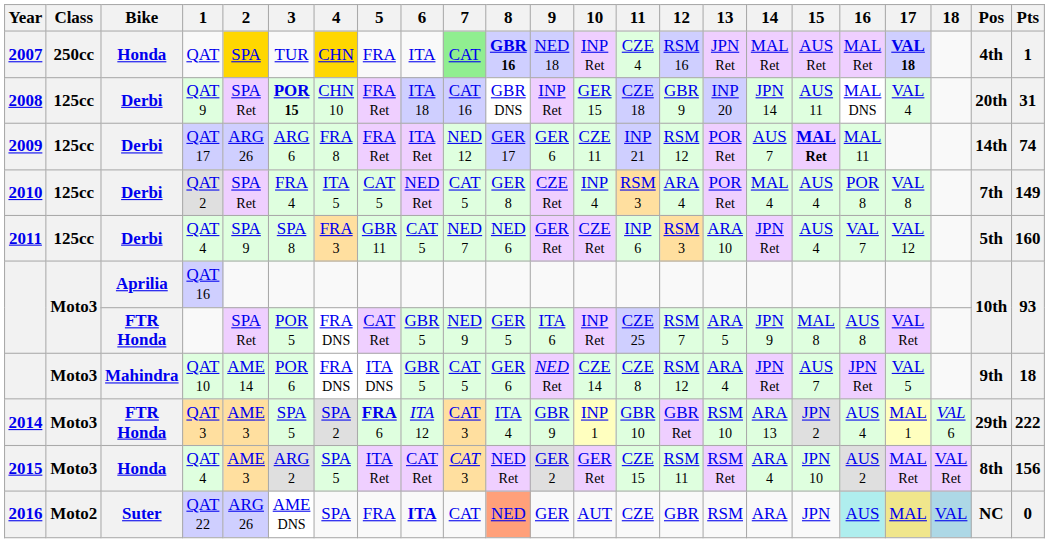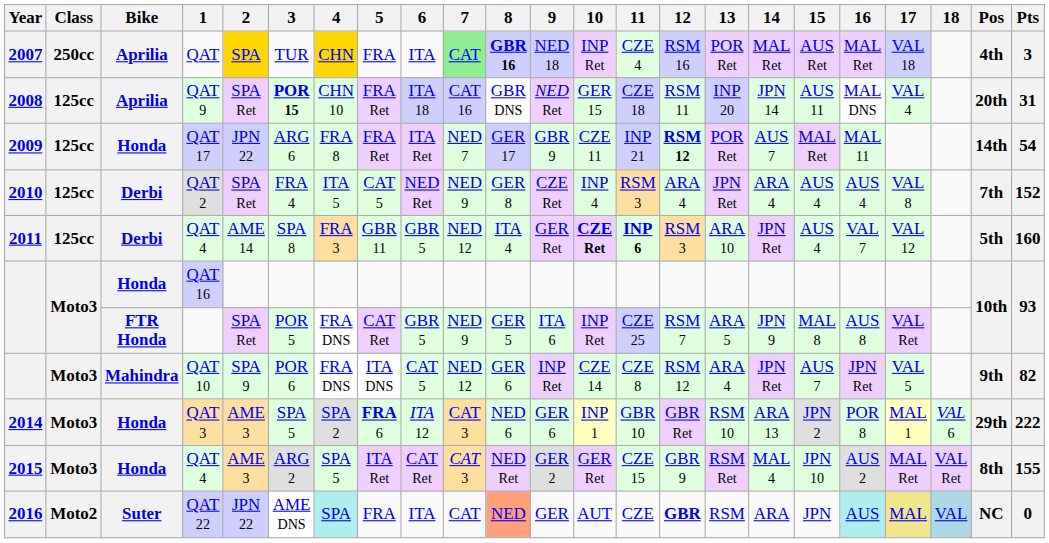(142, 54) Honda -> (142, 54) Aprilia
(725, 54) JPN Ret -> (727, 54) POR Ret
(908, 54) bold -> (908, 54) normal
(1028, 54) 1 -> (1028, 54) 3
(142, 100) Derbi -> (142, 100) Aprilia
(552, 100) INP Ret -> (552, 100) NED Ret
(681, 100) GBR 9 -> (682, 100) RSM 11
(142, 146) Derbi -> (142, 146) Honda
(246, 146) ARG 26 -> (246, 146) JPN 22
(465, 146) NED 12 -> (465, 146) NED 7
(552, 146) GER 6 -> (552, 146) GBR 9
(681, 146) normal -> (682, 146) bold
(816, 146) bold -> (817, 146) normal
(1028, 146) 74 -> (1028, 146) 54
(465, 192) CAT 5 -> (465, 192) NED 9
(725, 192) POR Ret -> (727, 192) JPN Ret
(770, 192) MAL 4 -> (772, 192) ARA 4
(863, 192) POR 8 -> (863, 192) AUS 4
(1028, 192) 149 -> (1028, 192) 152
(246, 238) SPA 9 -> (246, 238) AME 14
(422, 238) CAT 5 -> (422, 238) GBR 5
(465, 238) NED 7 -> (465, 238) NED 12
(508, 238) NED 6 -> (508, 238) ITA 4
(595, 238) normal -> (595, 238) bold
(638, 238) normal -> (638, 238) bold
(142, 284) Aprilia -> (142, 284) Honda
(246, 376) AME 14 -> (246, 376) SPA 9
(422, 376) GBR 5 -> (422, 376) CAT 5
(465, 376) CAT 5 -> (465, 376) NED 12
(552, 376) NED Ret -> (552, 376) INP Ret
(1028, 376) 18 -> (1028, 376) 82
(142, 422) FTR Honda -> (142, 422) Honda
(508, 422) ITA 4 -> (508, 422) NED 6
(552, 422) GBR 9 -> (552, 422) GER 6
(863, 422) AUS 4 -> (863, 422) POR 8
(681, 468) RSM 11 -> (682, 468) GBR 9
(770, 468) ARA 4 -> (772, 468) MAL 4
(1028, 468) 156 -> (1028, 468) 155
(246, 514) ARG 26 -> (246, 514) JPN 22
(336, 514) no background -> (336, 514) paleturquoise background
(422, 514) bold -> (422, 514) normal
(681, 514) normal -> (682, 514) bold
